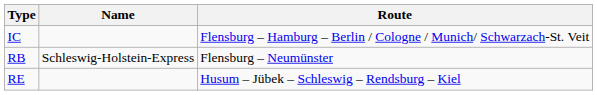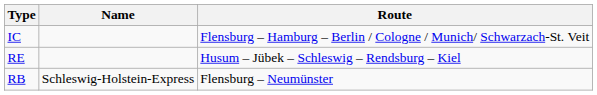rows swapped: (16, 57) <-> (16, 79)
